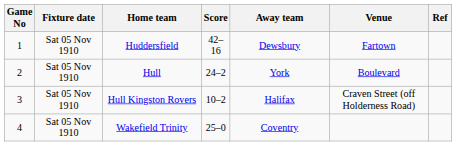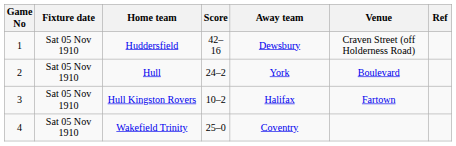(379, 45) Fartown -> (379, 45) Craven Street (off Holderness Road)
(379, 100) Craven Street (off Holderness Road) -> (379, 100) Fartown
